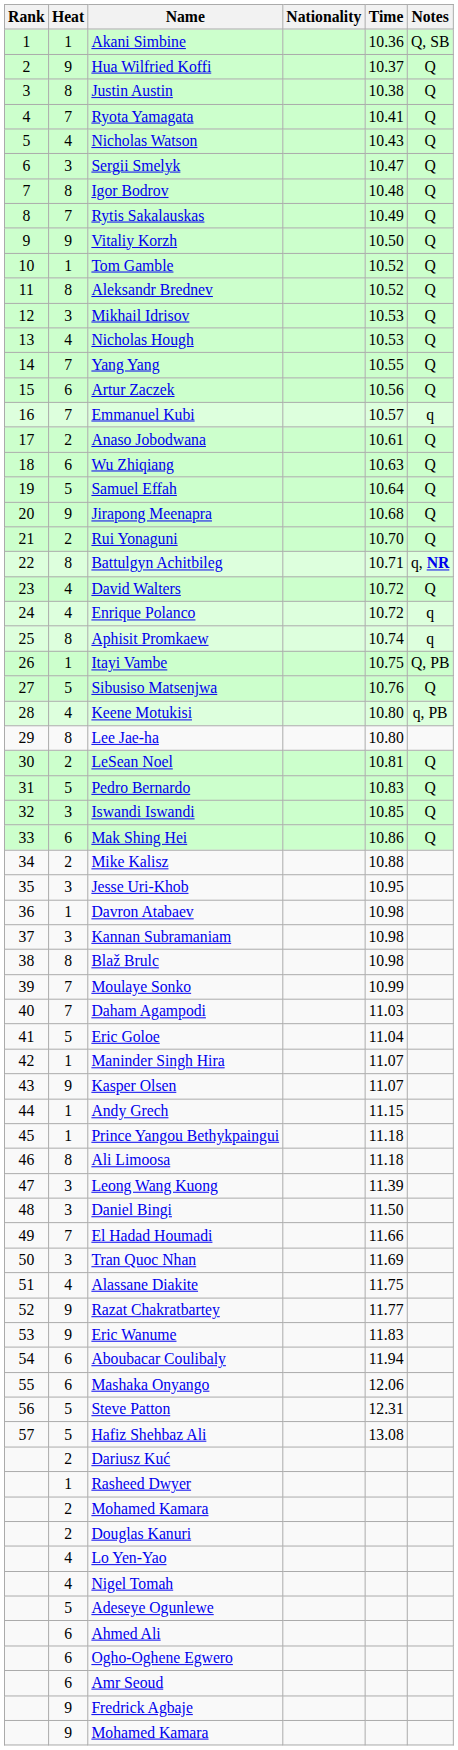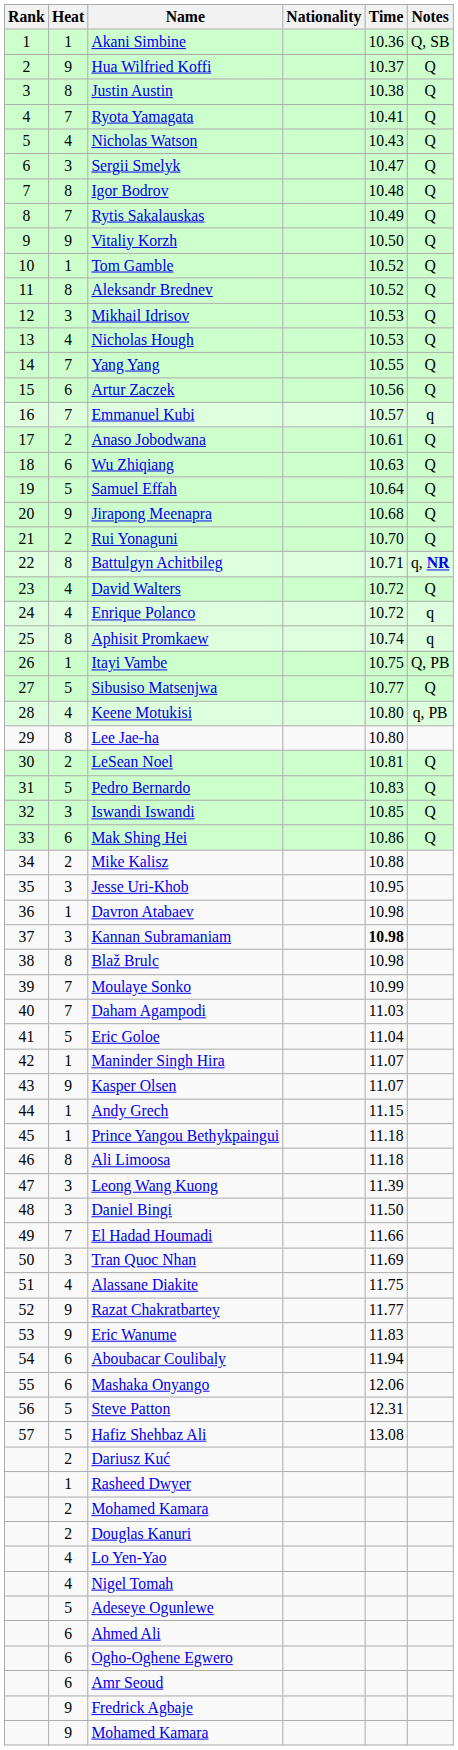(386, 688) 10.76 -> (386, 688) 10.77
(386, 937) normal -> (386, 937) bold
